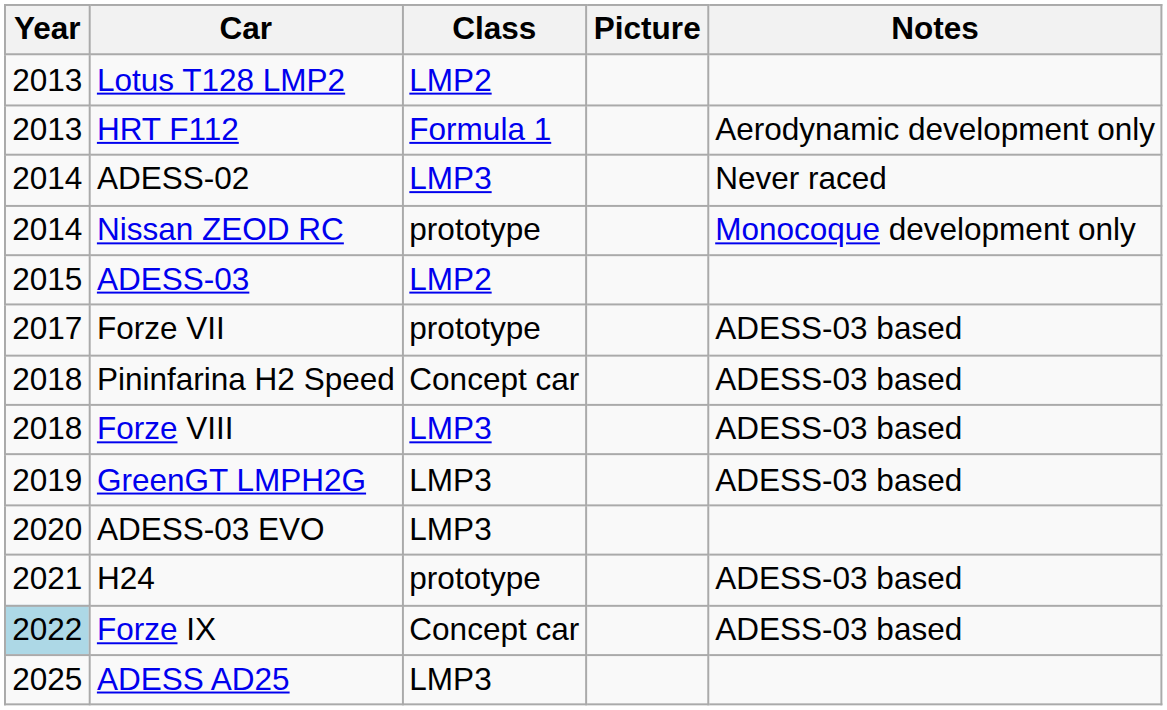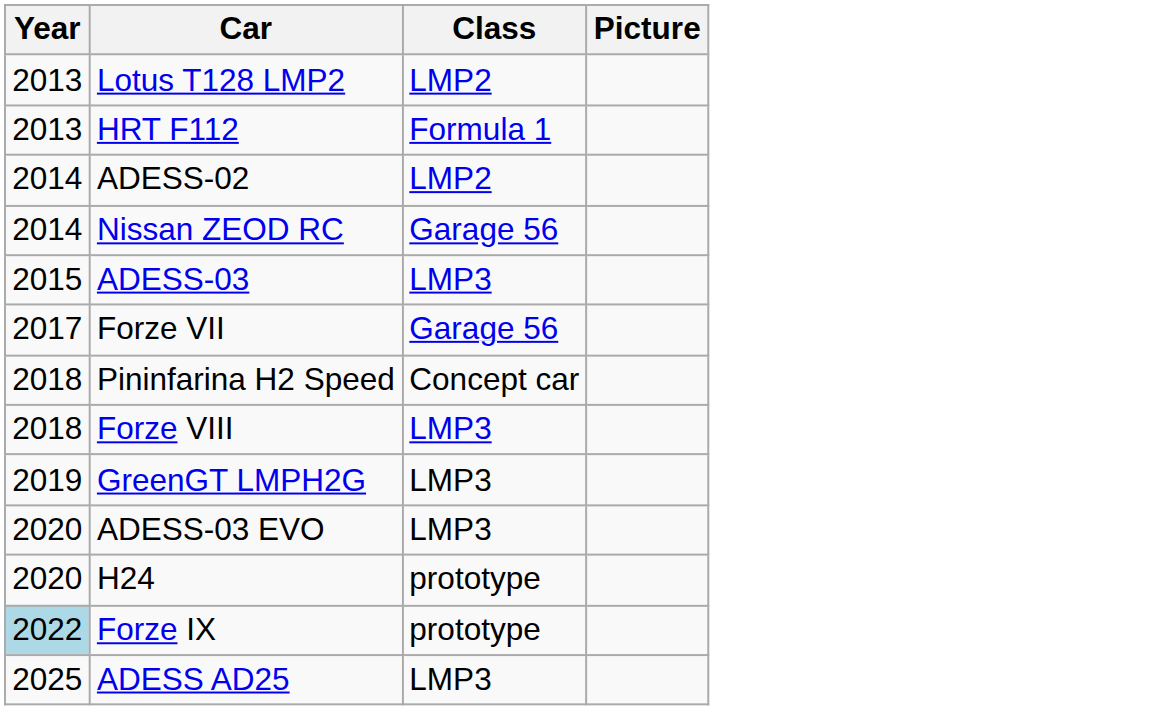- column: (935, 29)
(450, 179) LMP3 -> (450, 179) LMP2
(475, 229) prototype -> (484, 229) Garage 56
(450, 279) LMP2 -> (450, 279) LMP3
(475, 329) prototype -> (484, 329) Garage 56
(47, 579) 2021 -> (47, 579) 2020
(494, 629) Concept car -> (475, 629) prototype
